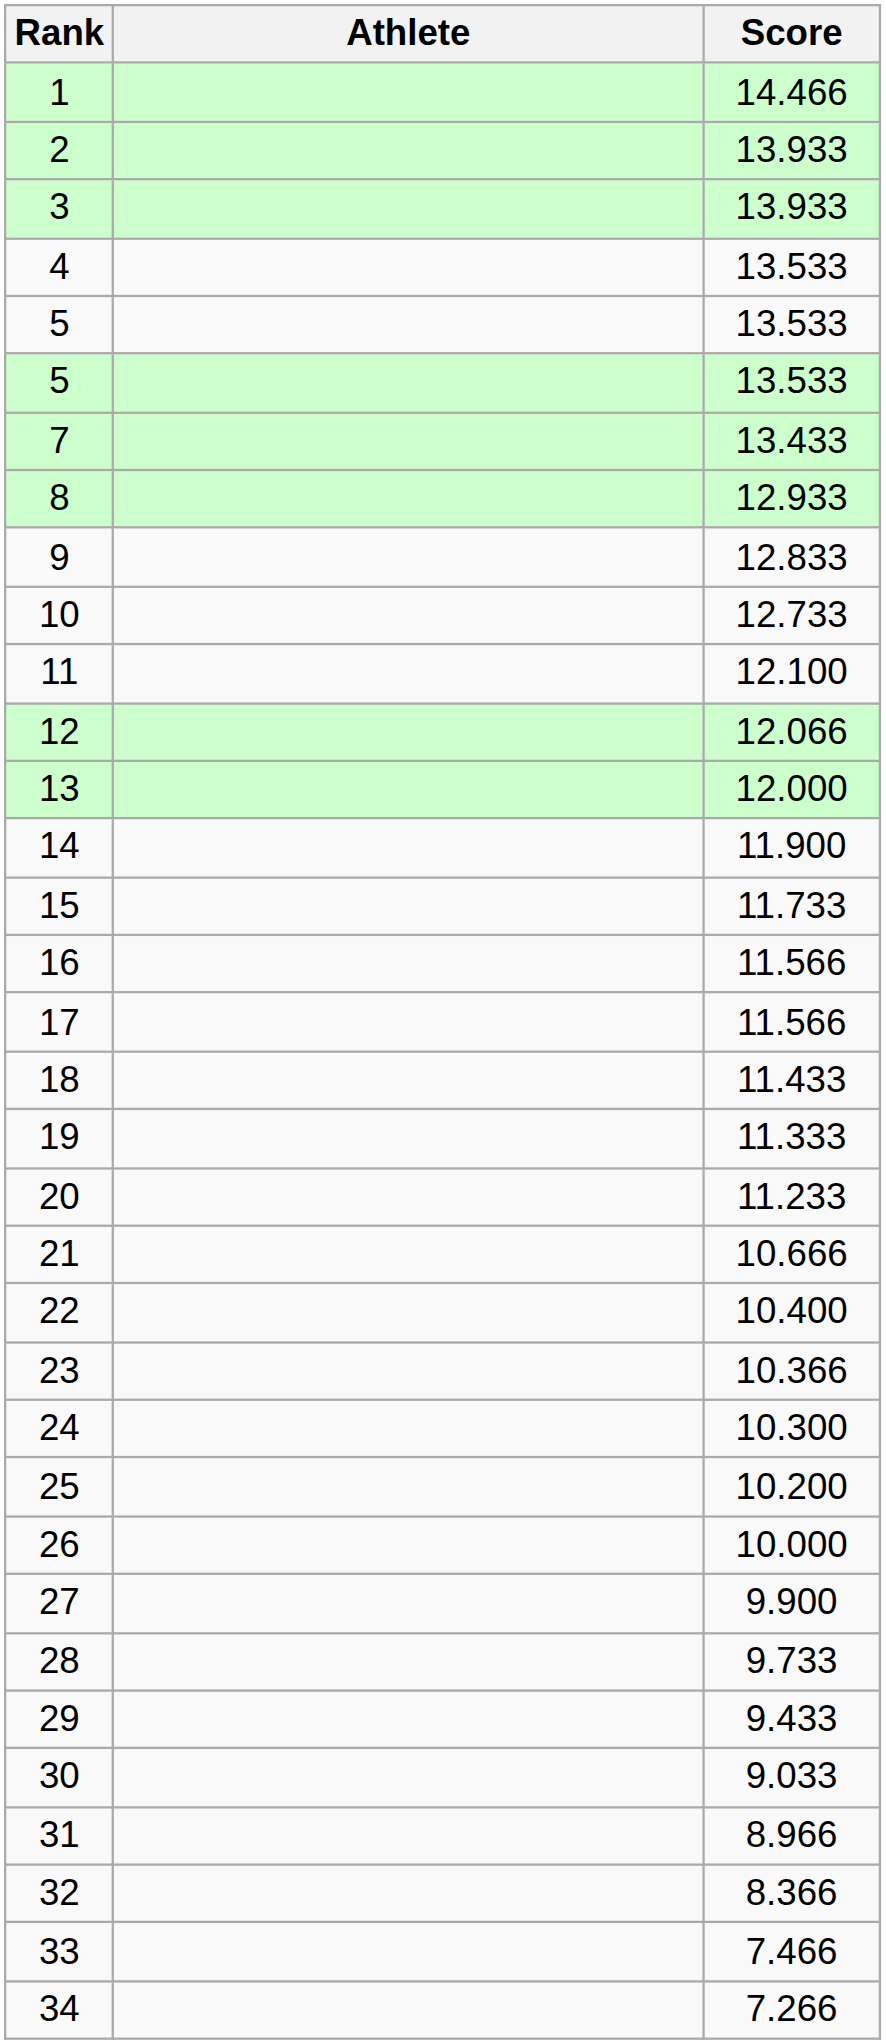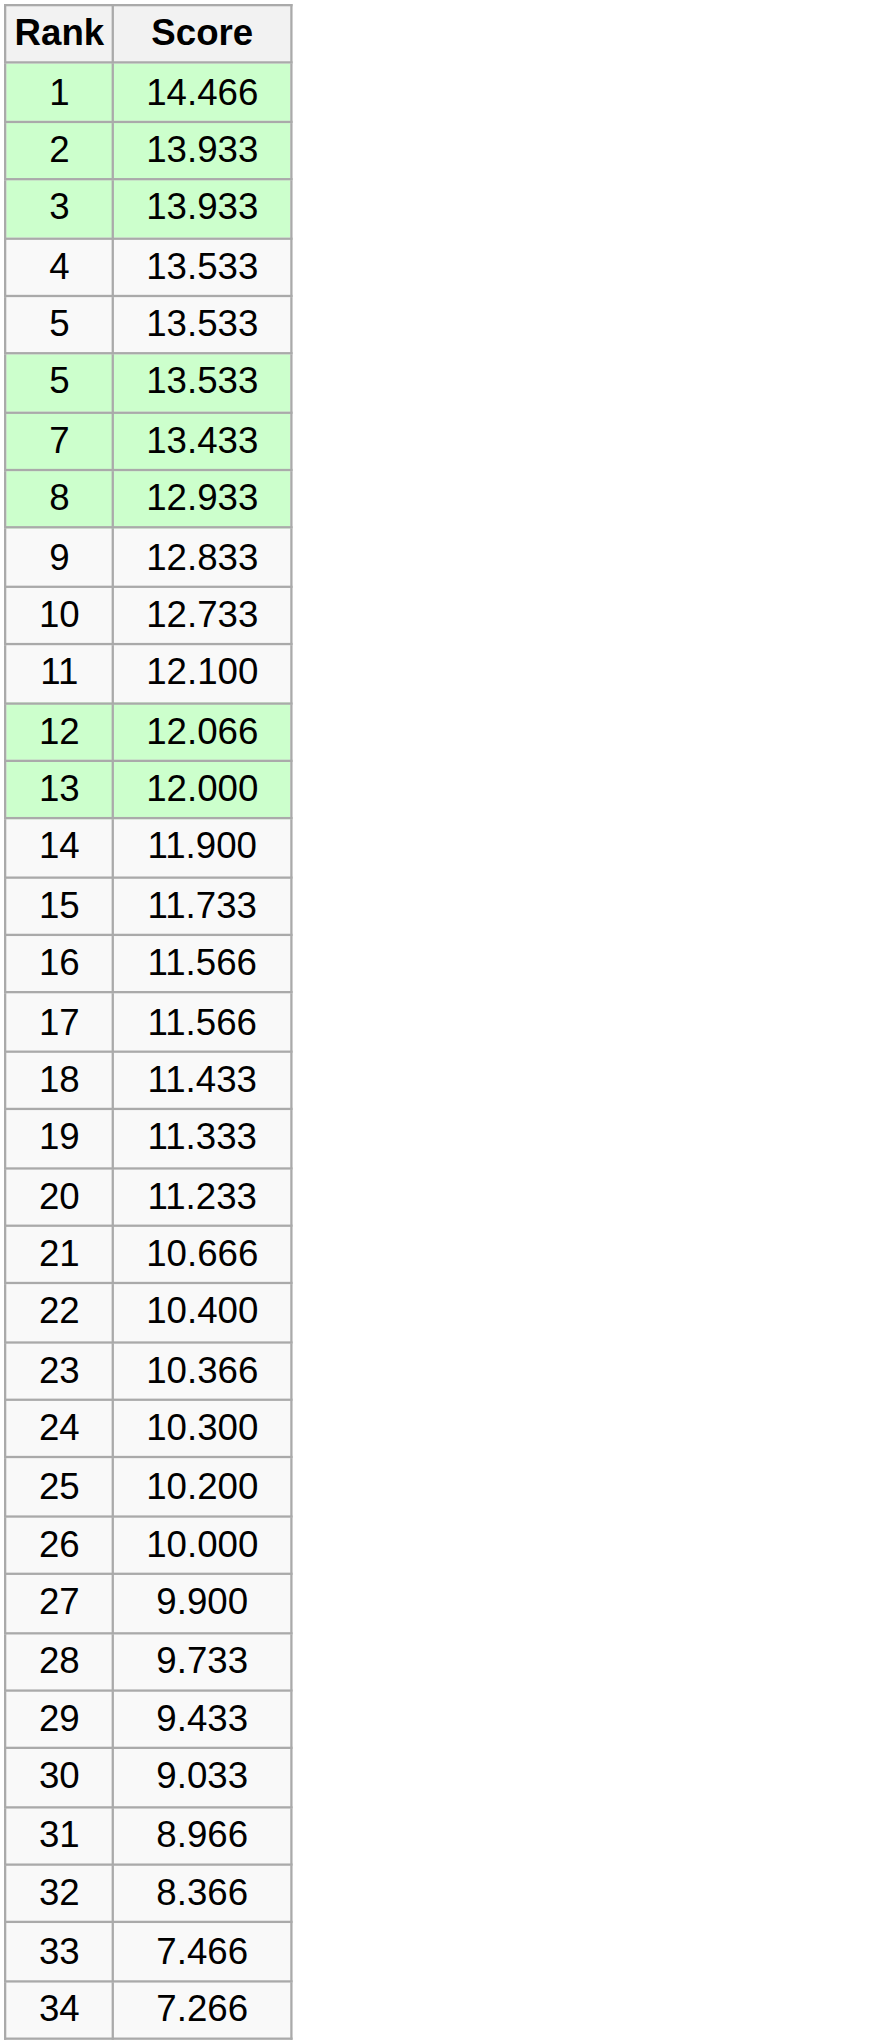- column: (408, 33)
